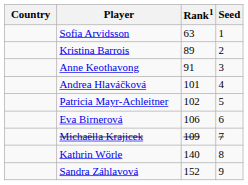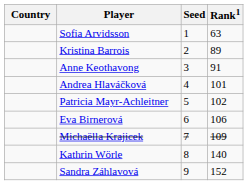columns swapped: (198, 14) <-> (229, 14)
